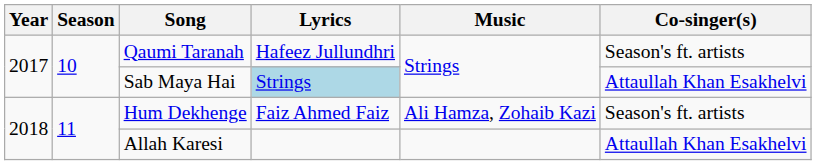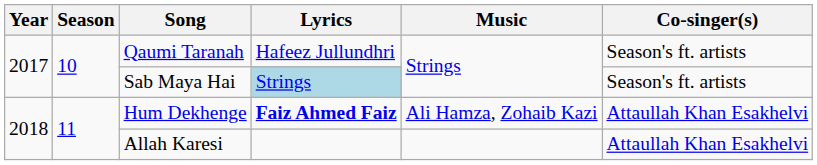(706, 81) Attaullah Khan Esakhelvi -> (676, 81) Season's ft. artists
(322, 112) normal -> (326, 112) bold
(675, 112) Season's ft. artists -> (707, 112) Attaullah Khan Esakhelvi
